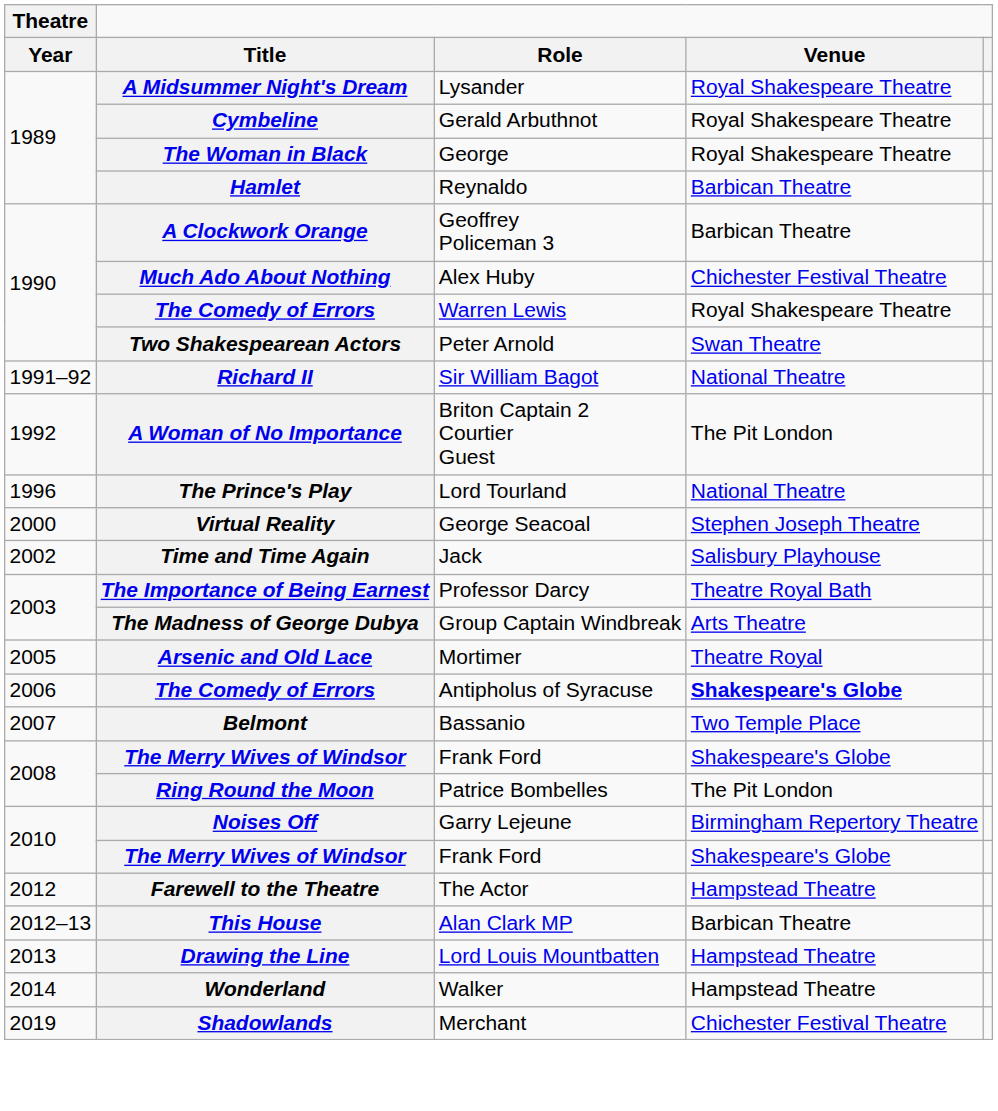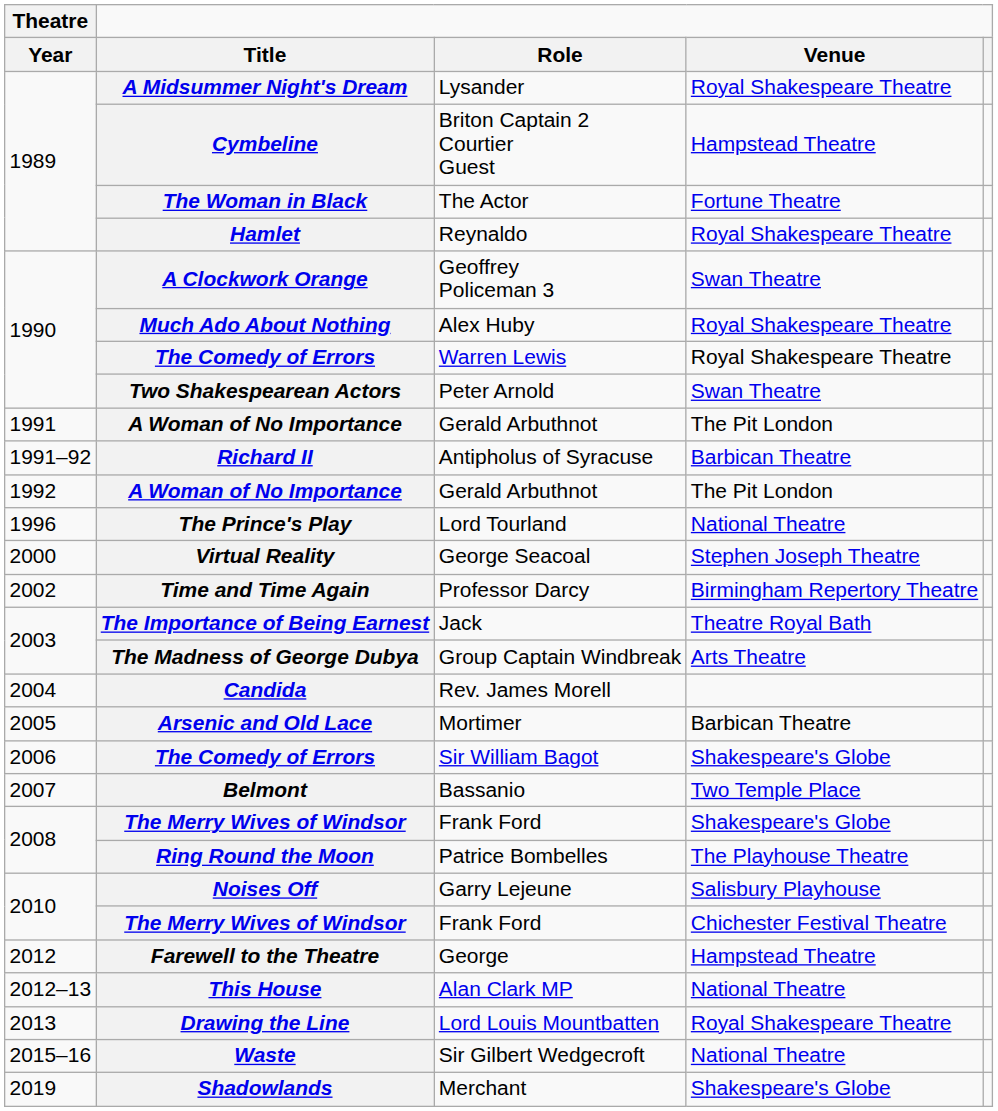(518, 120) Gerald Arbuthnot -> (514, 144) Briton Captain 2 Courtier Guest
(821, 120) Royal Shakespeare Theatre -> (783, 144) Hampstead Theatre
(474, 154) George -> (484, 201) The Actor
(821, 154) Royal Shakespeare Theatre -> (766, 201) Fortune Theatre
(771, 187) Barbican Theatre -> (821, 234) Royal Shakespeare Theatre
(771, 232) Barbican Theatre -> (756, 279) Swan Theatre
(819, 277) Chichester Festival Theatre -> (821, 324) Royal Shakespeare Theatre
+ row: (33, 424)
(519, 377) Sir William Bagot -> (546, 457) Antipholus of Syracuse
(768, 377) National Theatre -> (771, 457) Barbican Theatre
(514, 433) Briton Captain 2 Courtier Guest -> (518, 490) Gerald Arbuthnot
(460, 557) Jack -> (514, 590) Professor Darcy
(786, 557) Salisbury Playhouse -> (835, 590) Birmingham Repertory Theatre
(514, 590) Professor Darcy -> (460, 623) Jack
+ row: (33, 690)
(757, 656) Theatre Royal -> (771, 723) Barbican Theatre
(546, 690) Antipholus of Syracuse -> (519, 756) Sir William Bagot
(796, 690) bold -> (791, 756) normal
(762, 789) The Pit London -> (800, 856) The Playhouse Theatre
(835, 823) Birmingham Repertory Theatre -> (786, 889) Salisbury Playhouse
(791, 856) Shakespeare's Globe -> (819, 922) Chichester Festival Theatre
(484, 889) The Actor -> (474, 956) George
(771, 922) Barbican Theatre -> (768, 989) National Theatre
(783, 956) Hampstead Theatre -> (821, 1022) Royal Shakespeare Theatre
- row: (33, 989)
+ row: (50, 1055)
(819, 1022) Chichester Festival Theatre -> (791, 1089) Shakespeare's Globe
